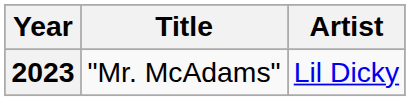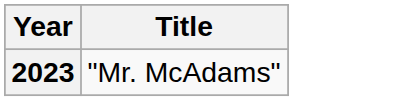- column: (346, 26)
